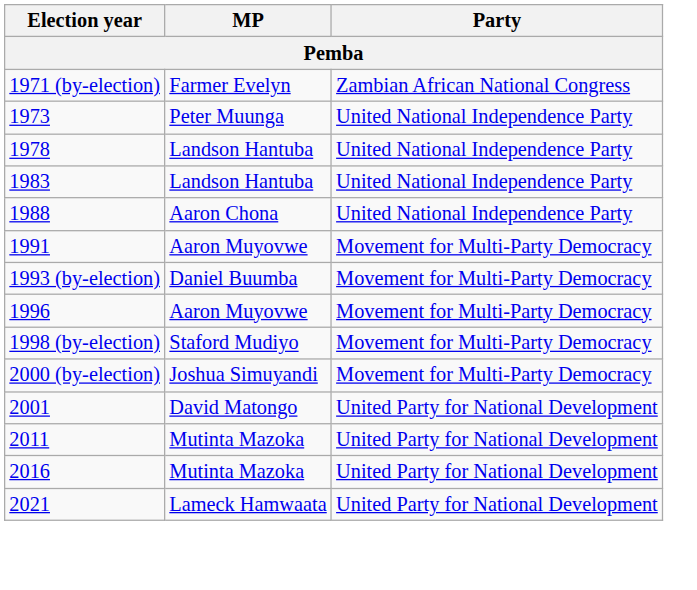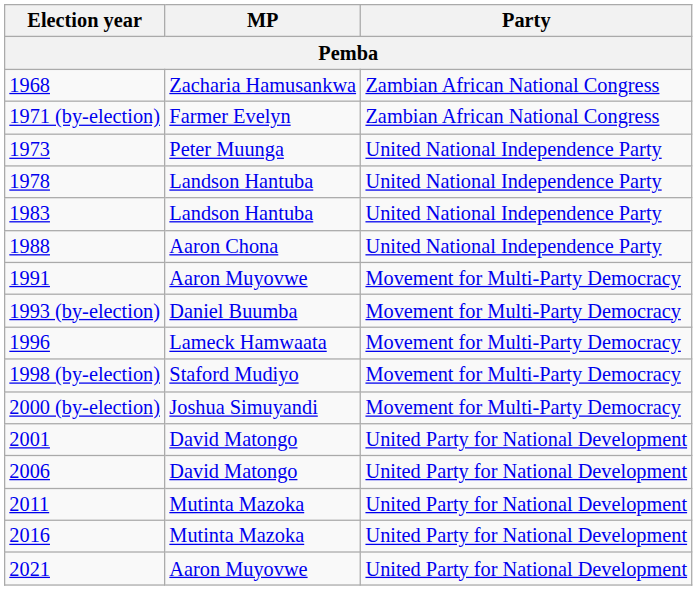+ row: (30, 85)
(238, 310) Aaron Muyovwe -> (248, 342) Lameck Hamwaata
+ row: (30, 471)
(248, 504) Lameck Hamwaata -> (238, 568) Aaron Muyovwe
